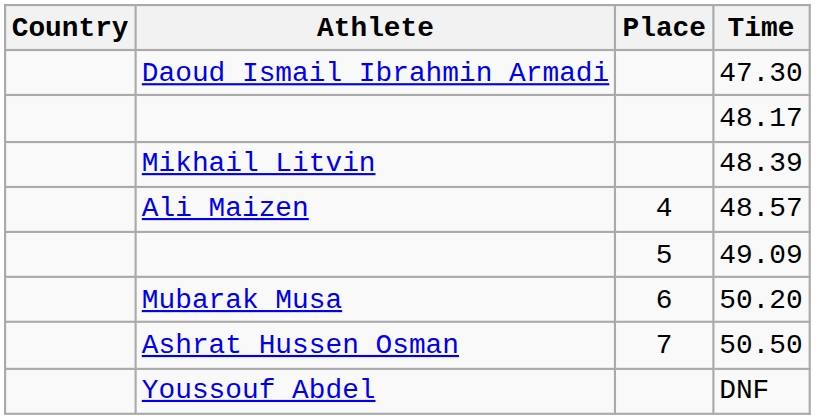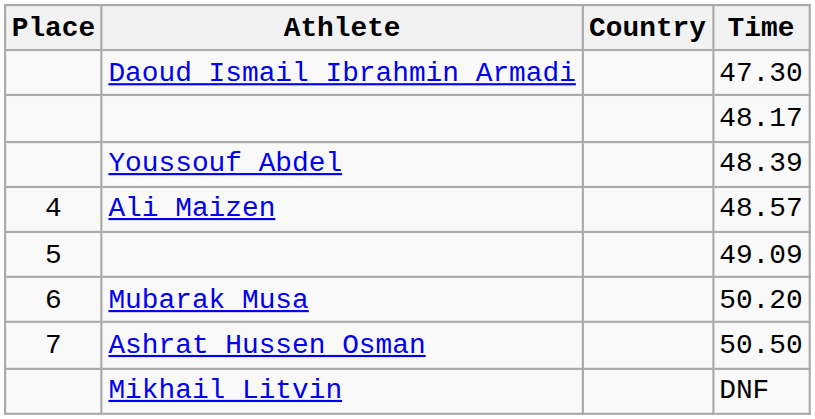columns swapped: (664, 28) <-> (70, 28)
(259, 164) Mikhail Litvin -> (225, 164) Youssouf Abdel
(259, 390) Youssouf Abdel -> (225, 390) Mikhail Litvin
